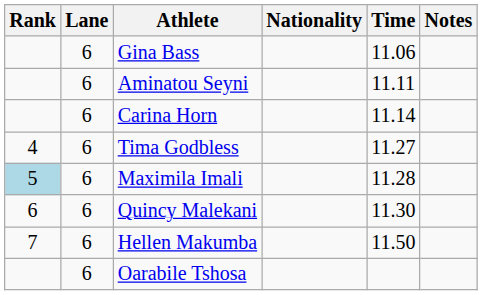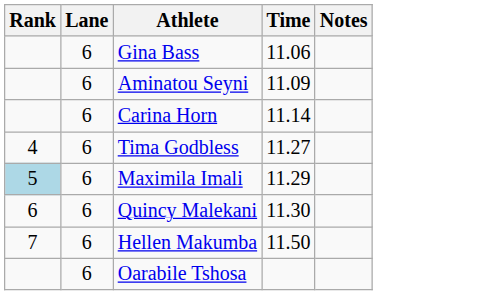- column: (314, 20)
(393, 83) 11.11 -> (288, 83) 11.09
(393, 178) 11.28 -> (288, 178) 11.29
